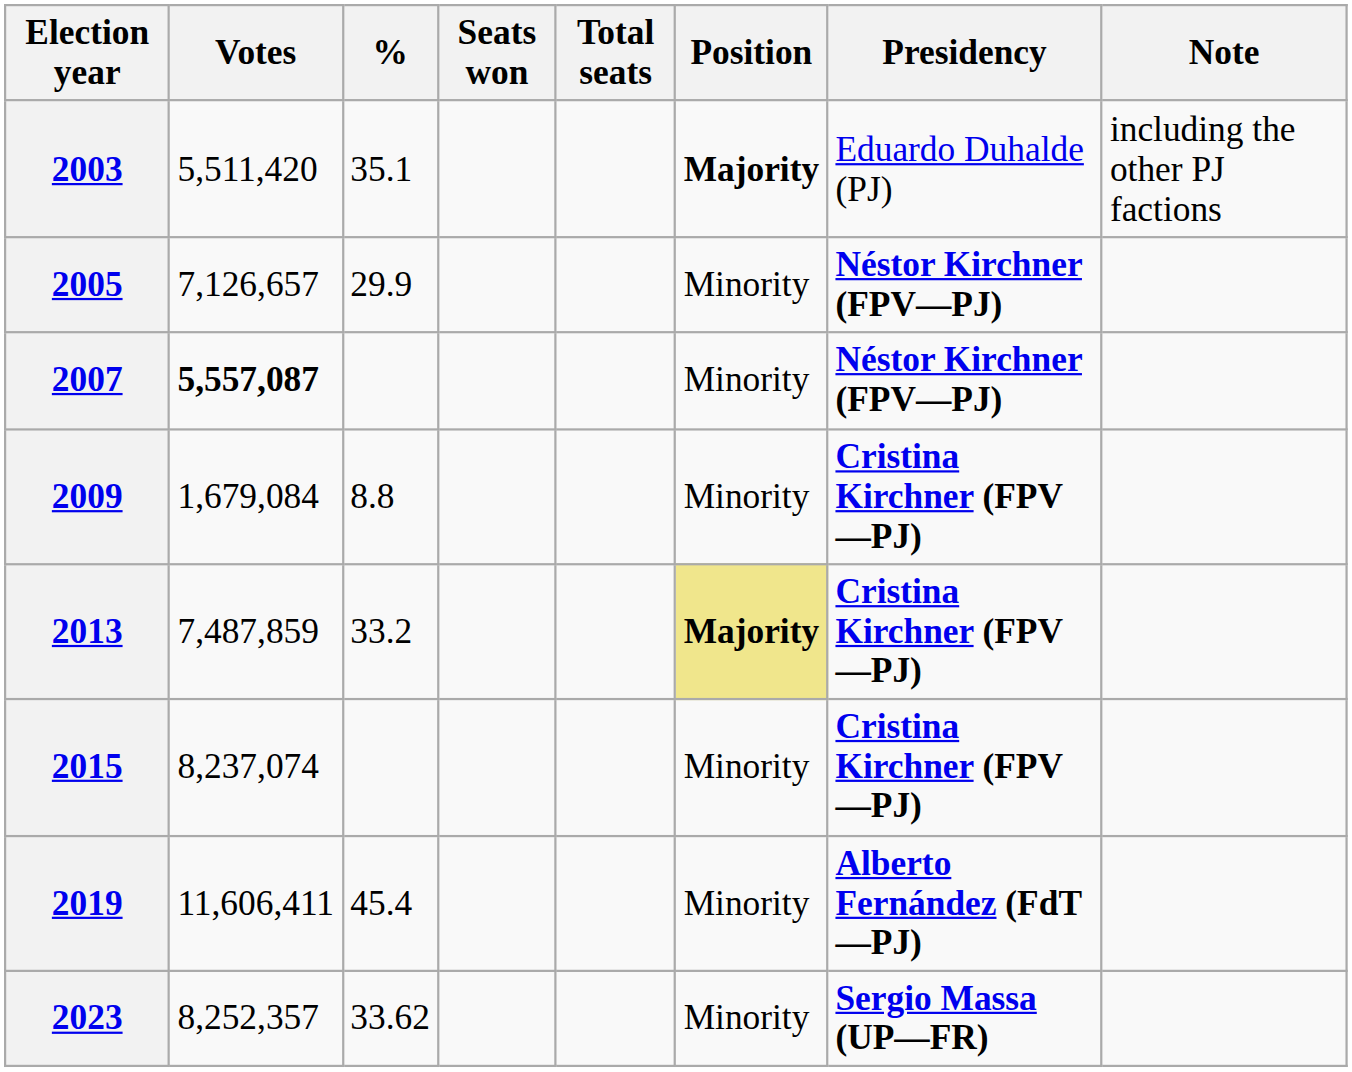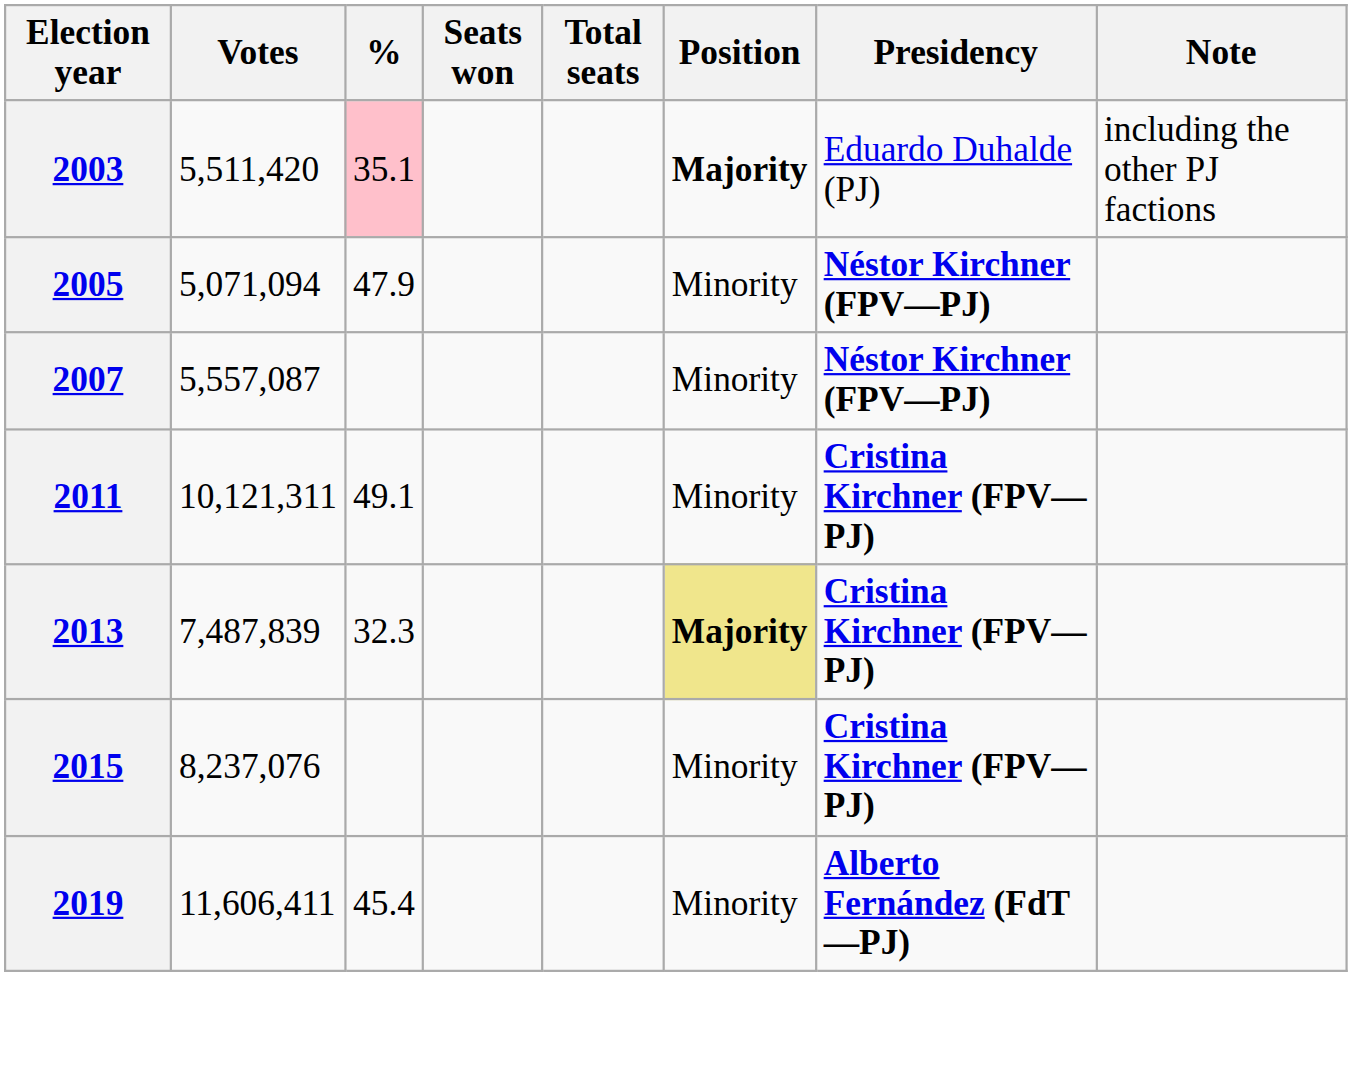(381, 168) no background -> (384, 168) pink background
(248, 283) 7,126,657 -> (250, 283) 5,071,094
(381, 283) 29.9 -> (384, 283) 47.9
(248, 379) bold -> (250, 379) normal
- row: (87, 495)
+ row: (88, 495)
(248, 631) 7,487,859 -> (250, 631) 7,487,839
(381, 631) 33.2 -> (384, 631) 32.3
(248, 766) 8,237,074 -> (250, 766) 8,237,076
- row: (87, 1018)
